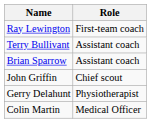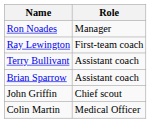+ row: (32, 28)
- row: (39, 93)
